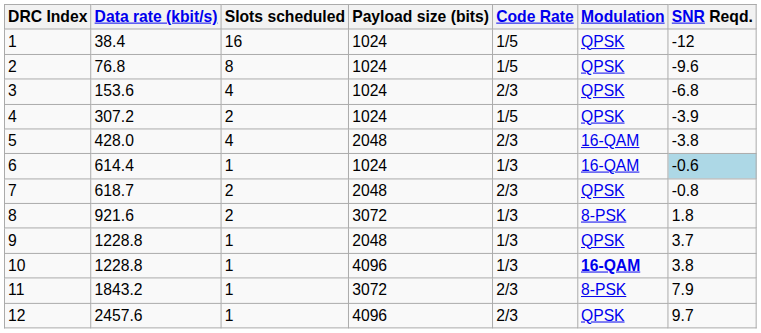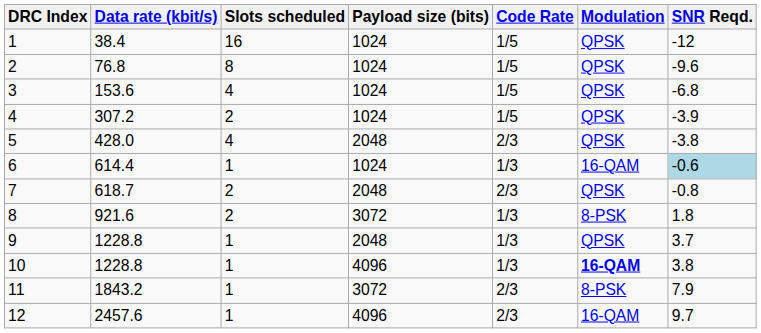(507, 91) 2/3 -> (507, 91) 1/5
(610, 141) 16-QAM -> (603, 141) QPSK
(603, 315) QPSK -> (610, 315) 16-QAM
